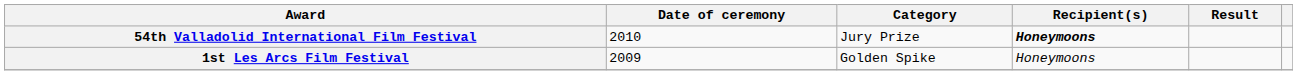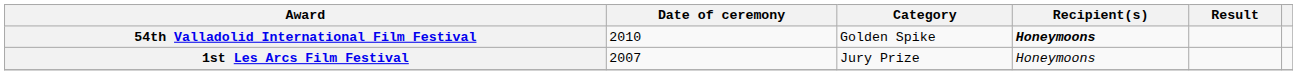(880, 37) Jury Prize -> (888, 37) Golden Spike
(625, 59) 2009 -> (625, 59) 2007
(888, 59) Golden Spike -> (880, 59) Jury Prize
